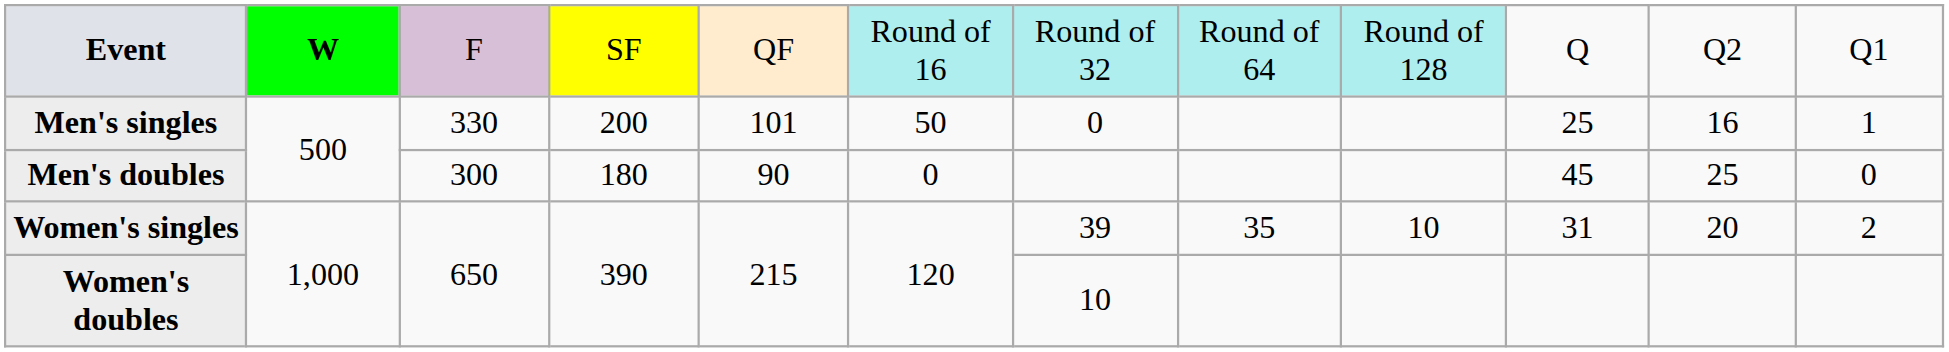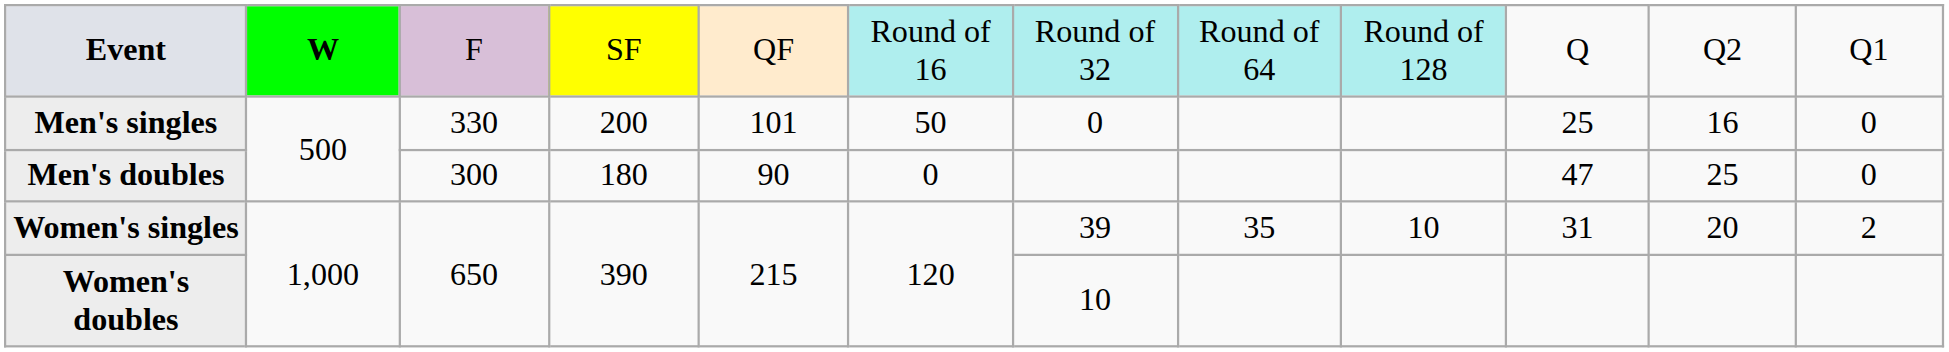(1869, 122) 1 -> (1869, 122) 0
(1578, 175) 45 -> (1578, 175) 47
